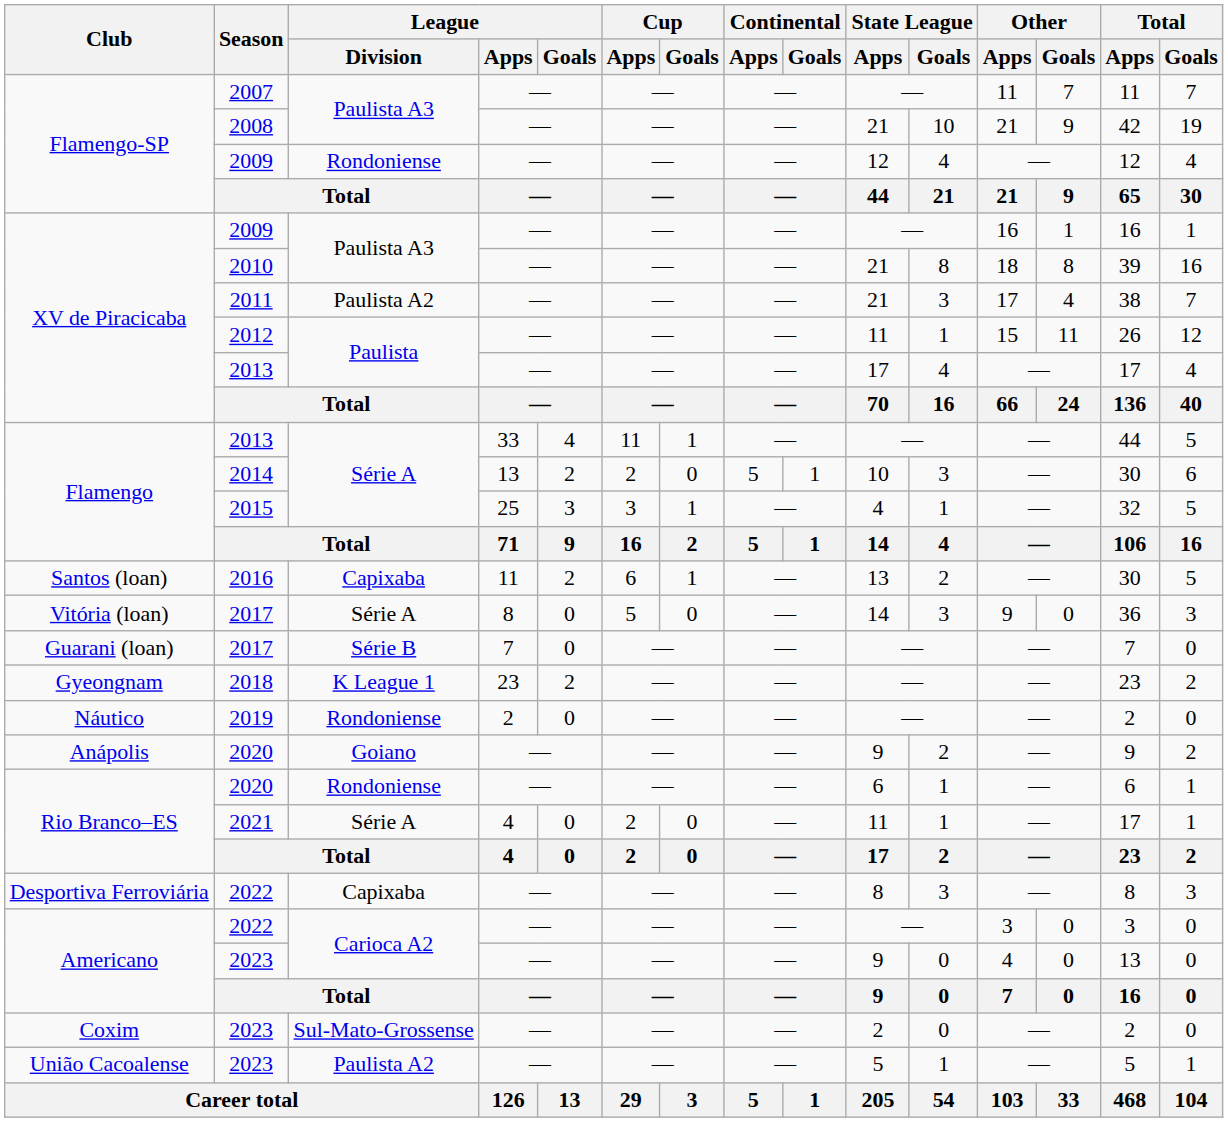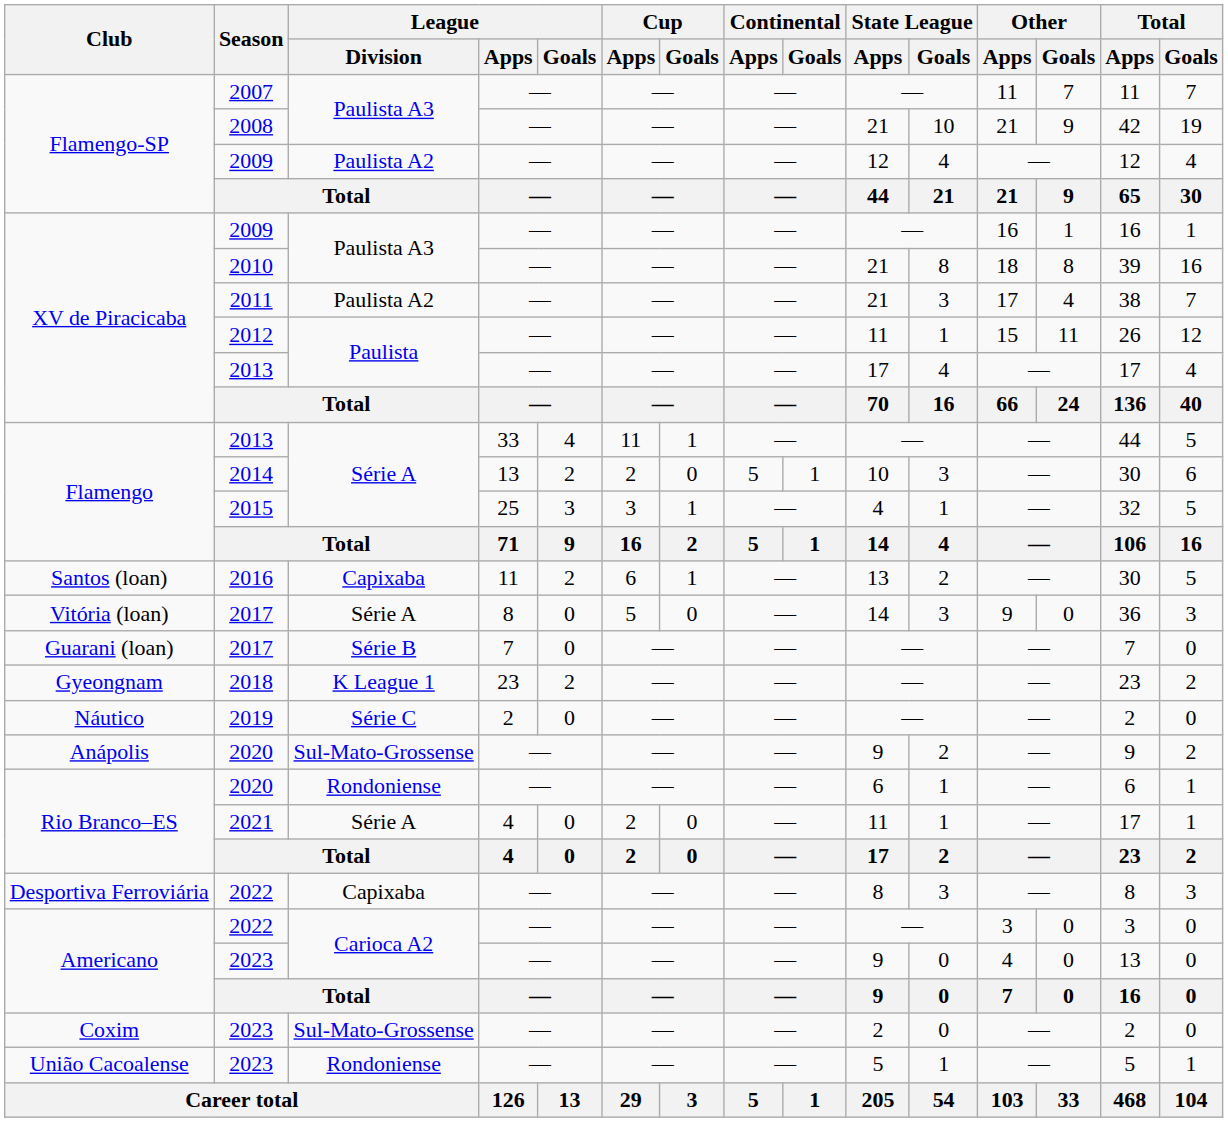(384, 160) Rondoniense -> (384, 160) Paulista A2
(384, 717) Rondoniense -> (384, 717) Série C
(384, 751) Goiano -> (384, 751) Sul-Mato-Grossense
(384, 1064) Paulista A2 -> (384, 1064) Rondoniense
